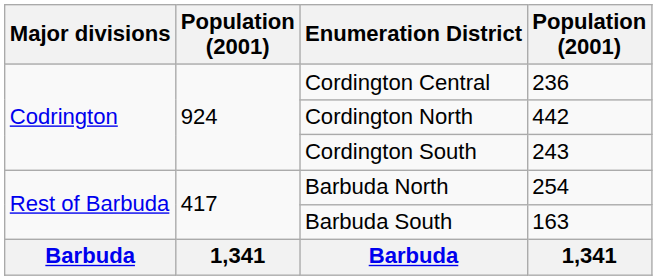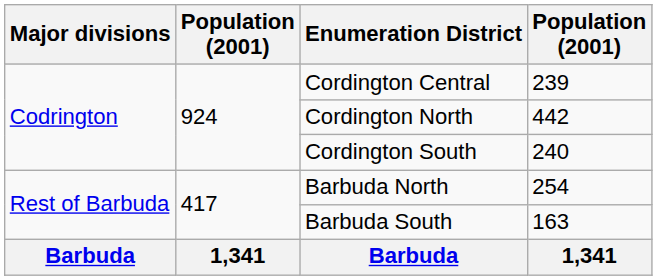(551, 81) 236 -> (551, 81) 239
(551, 151) 243 -> (551, 151) 240
